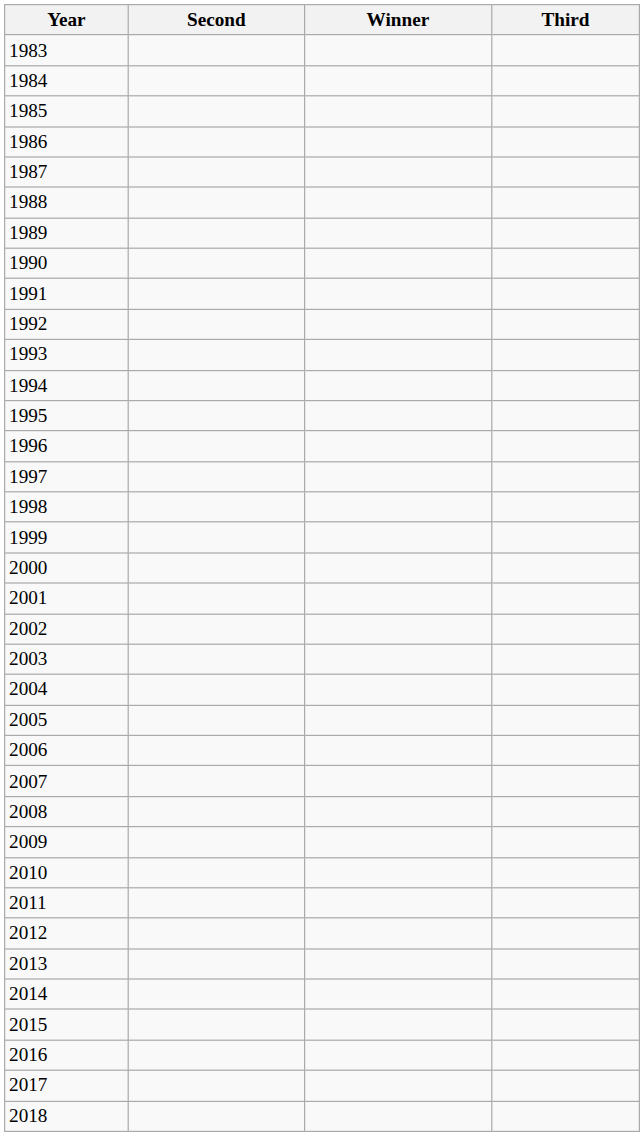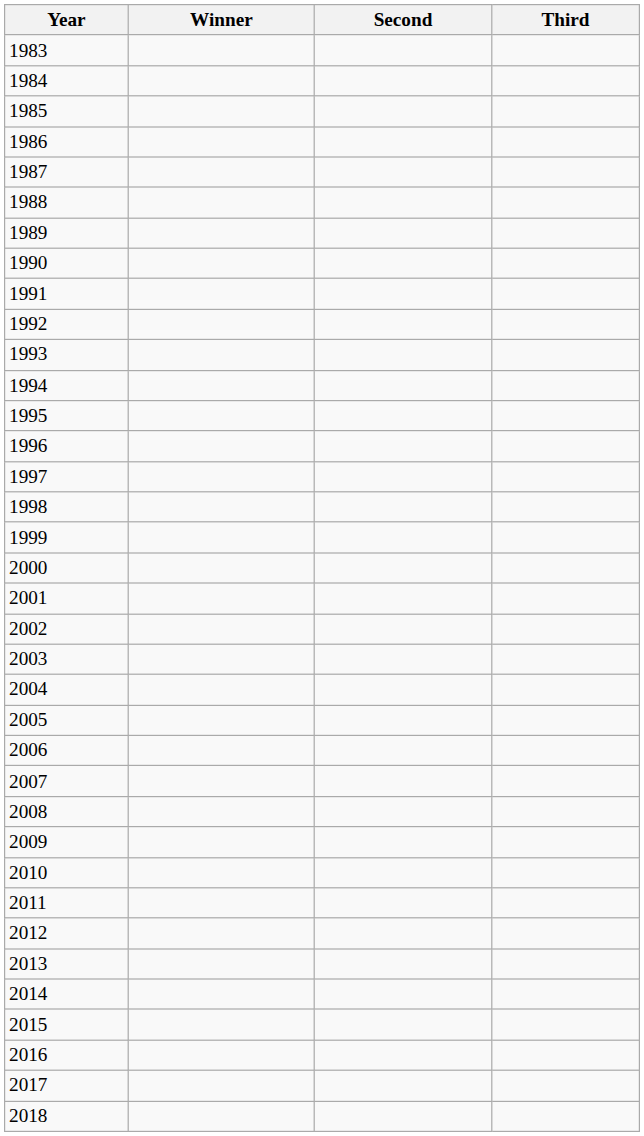columns swapped: (398, 19) <-> (216, 19)
